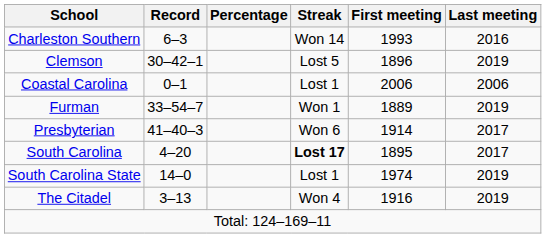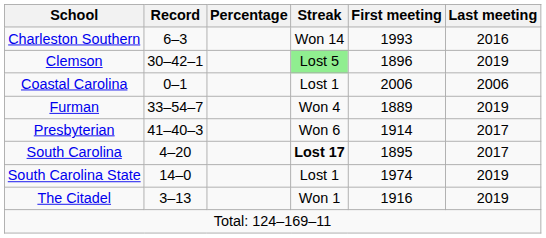(319, 61) no background -> (319, 61) lightgreen background
(319, 107) Won 1 -> (319, 107) Won 4
(319, 198) Won 4 -> (319, 198) Won 1
